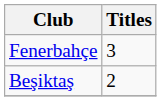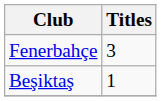(111, 80) 2 -> (111, 80) 1
